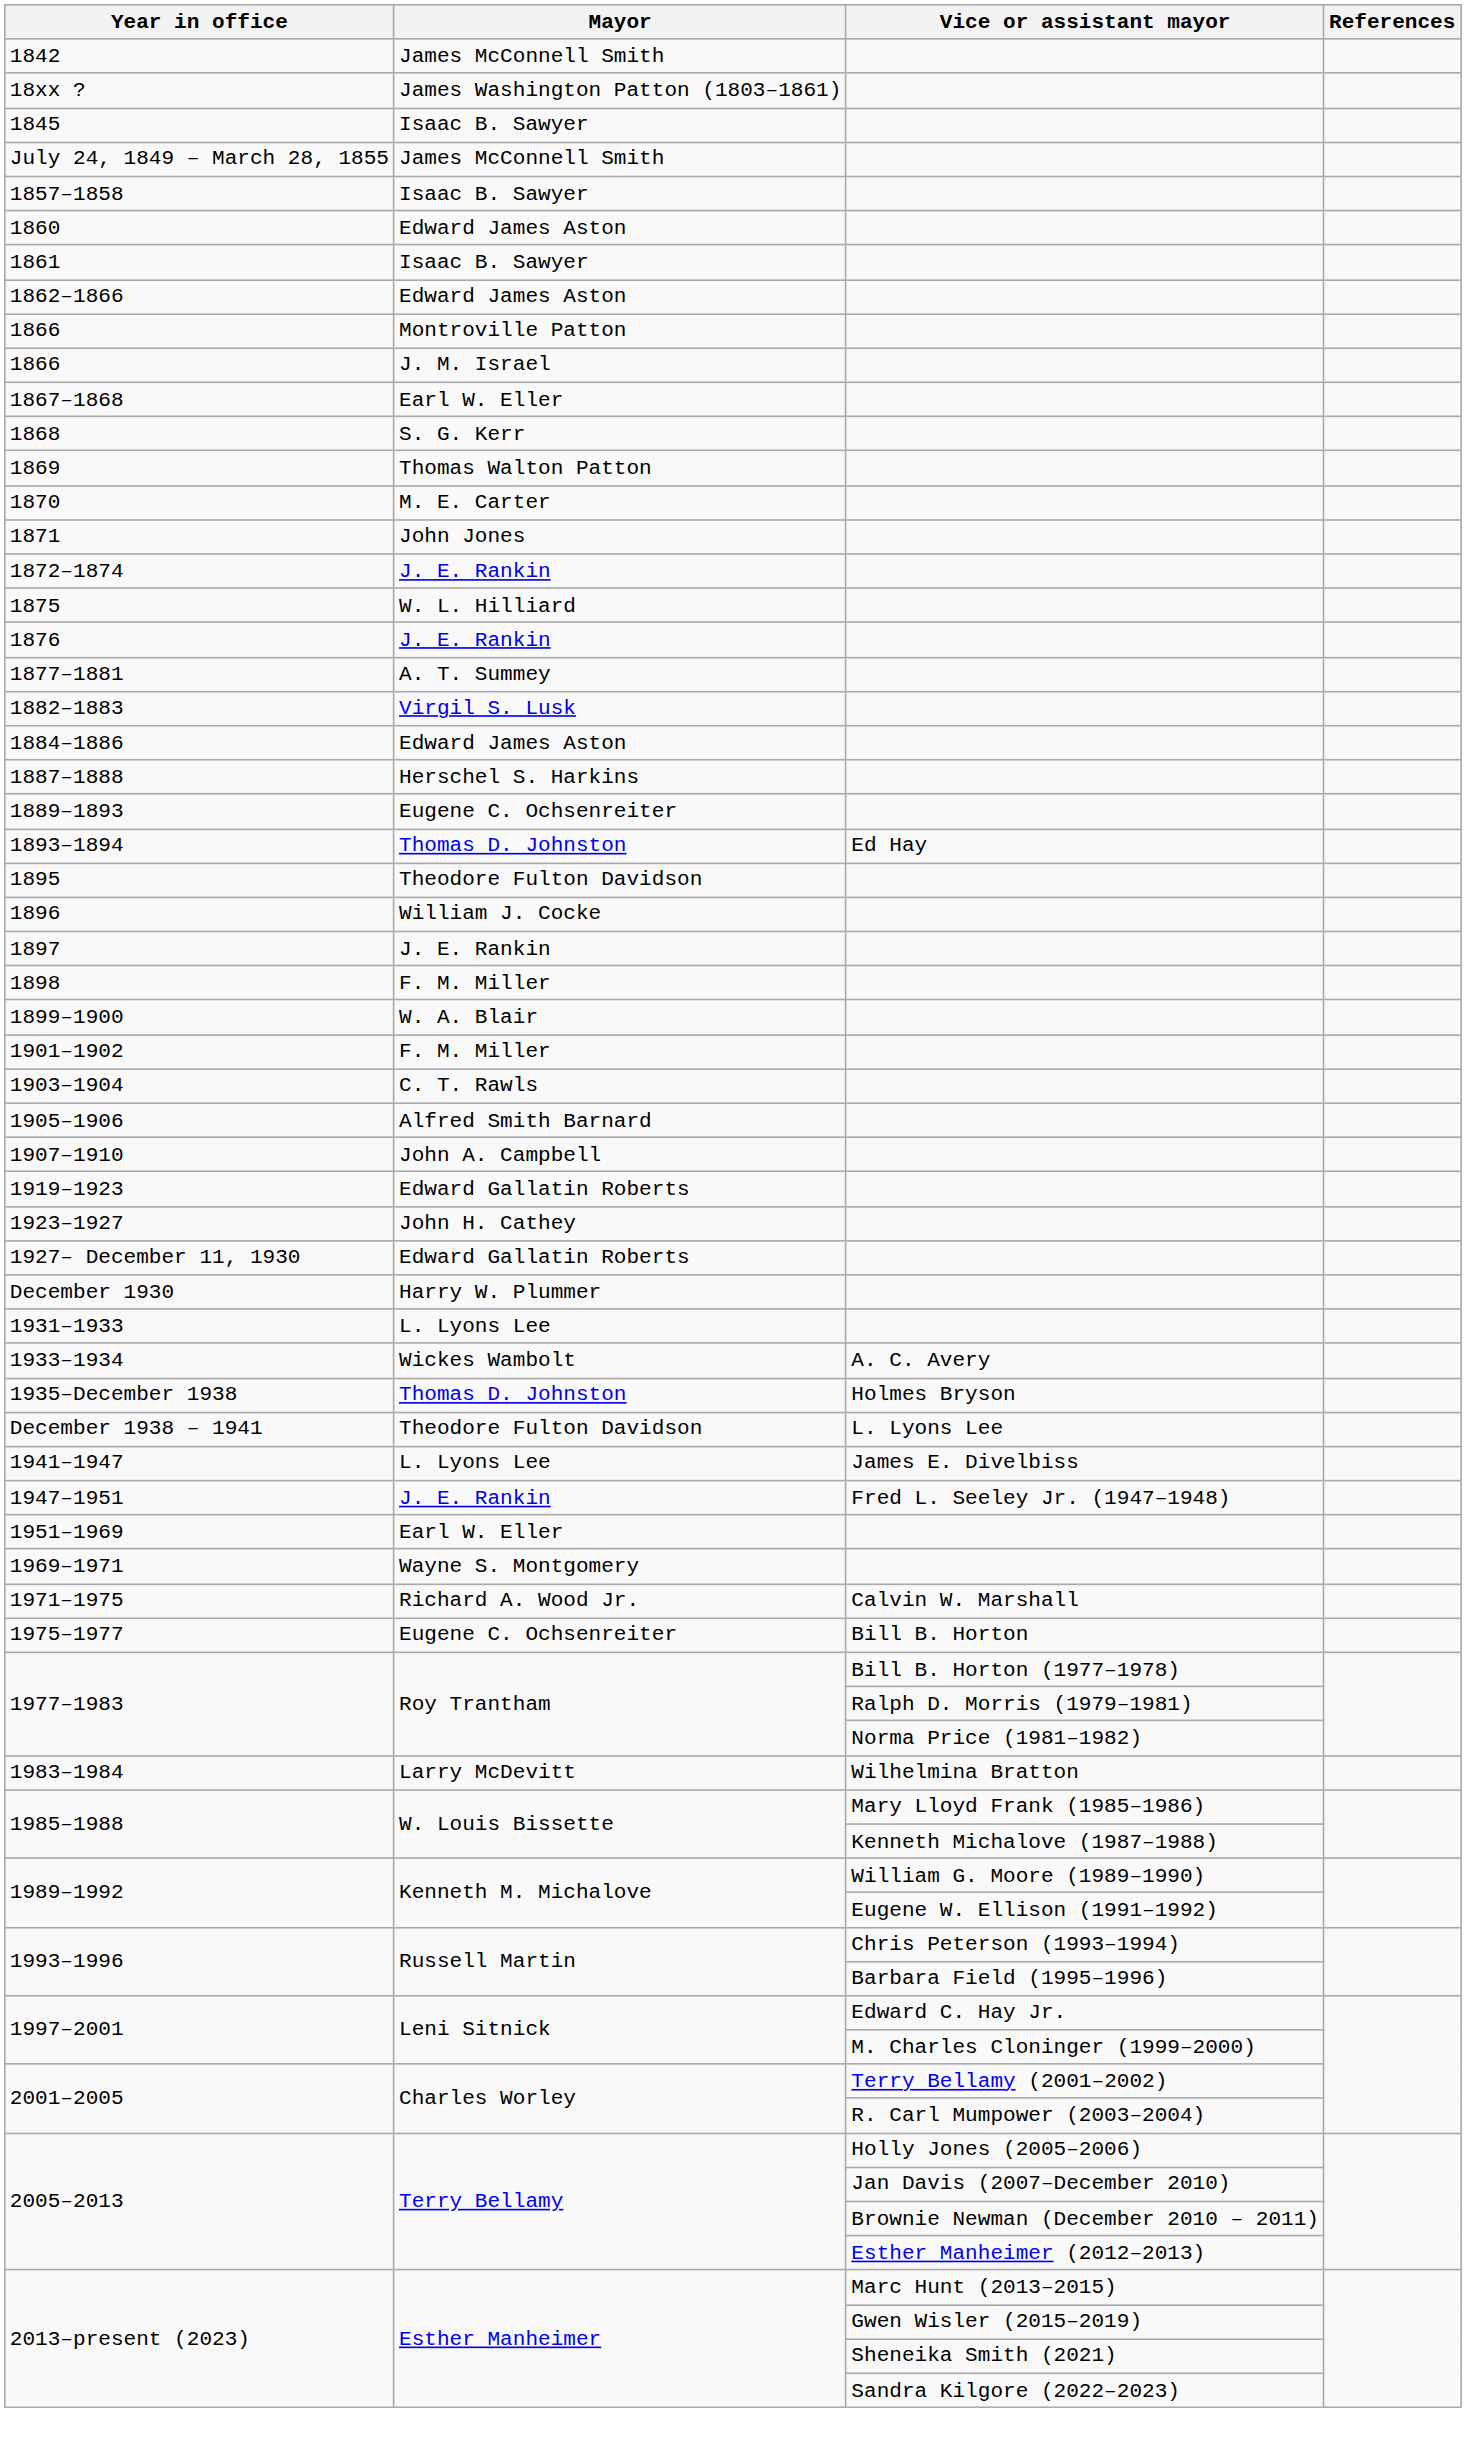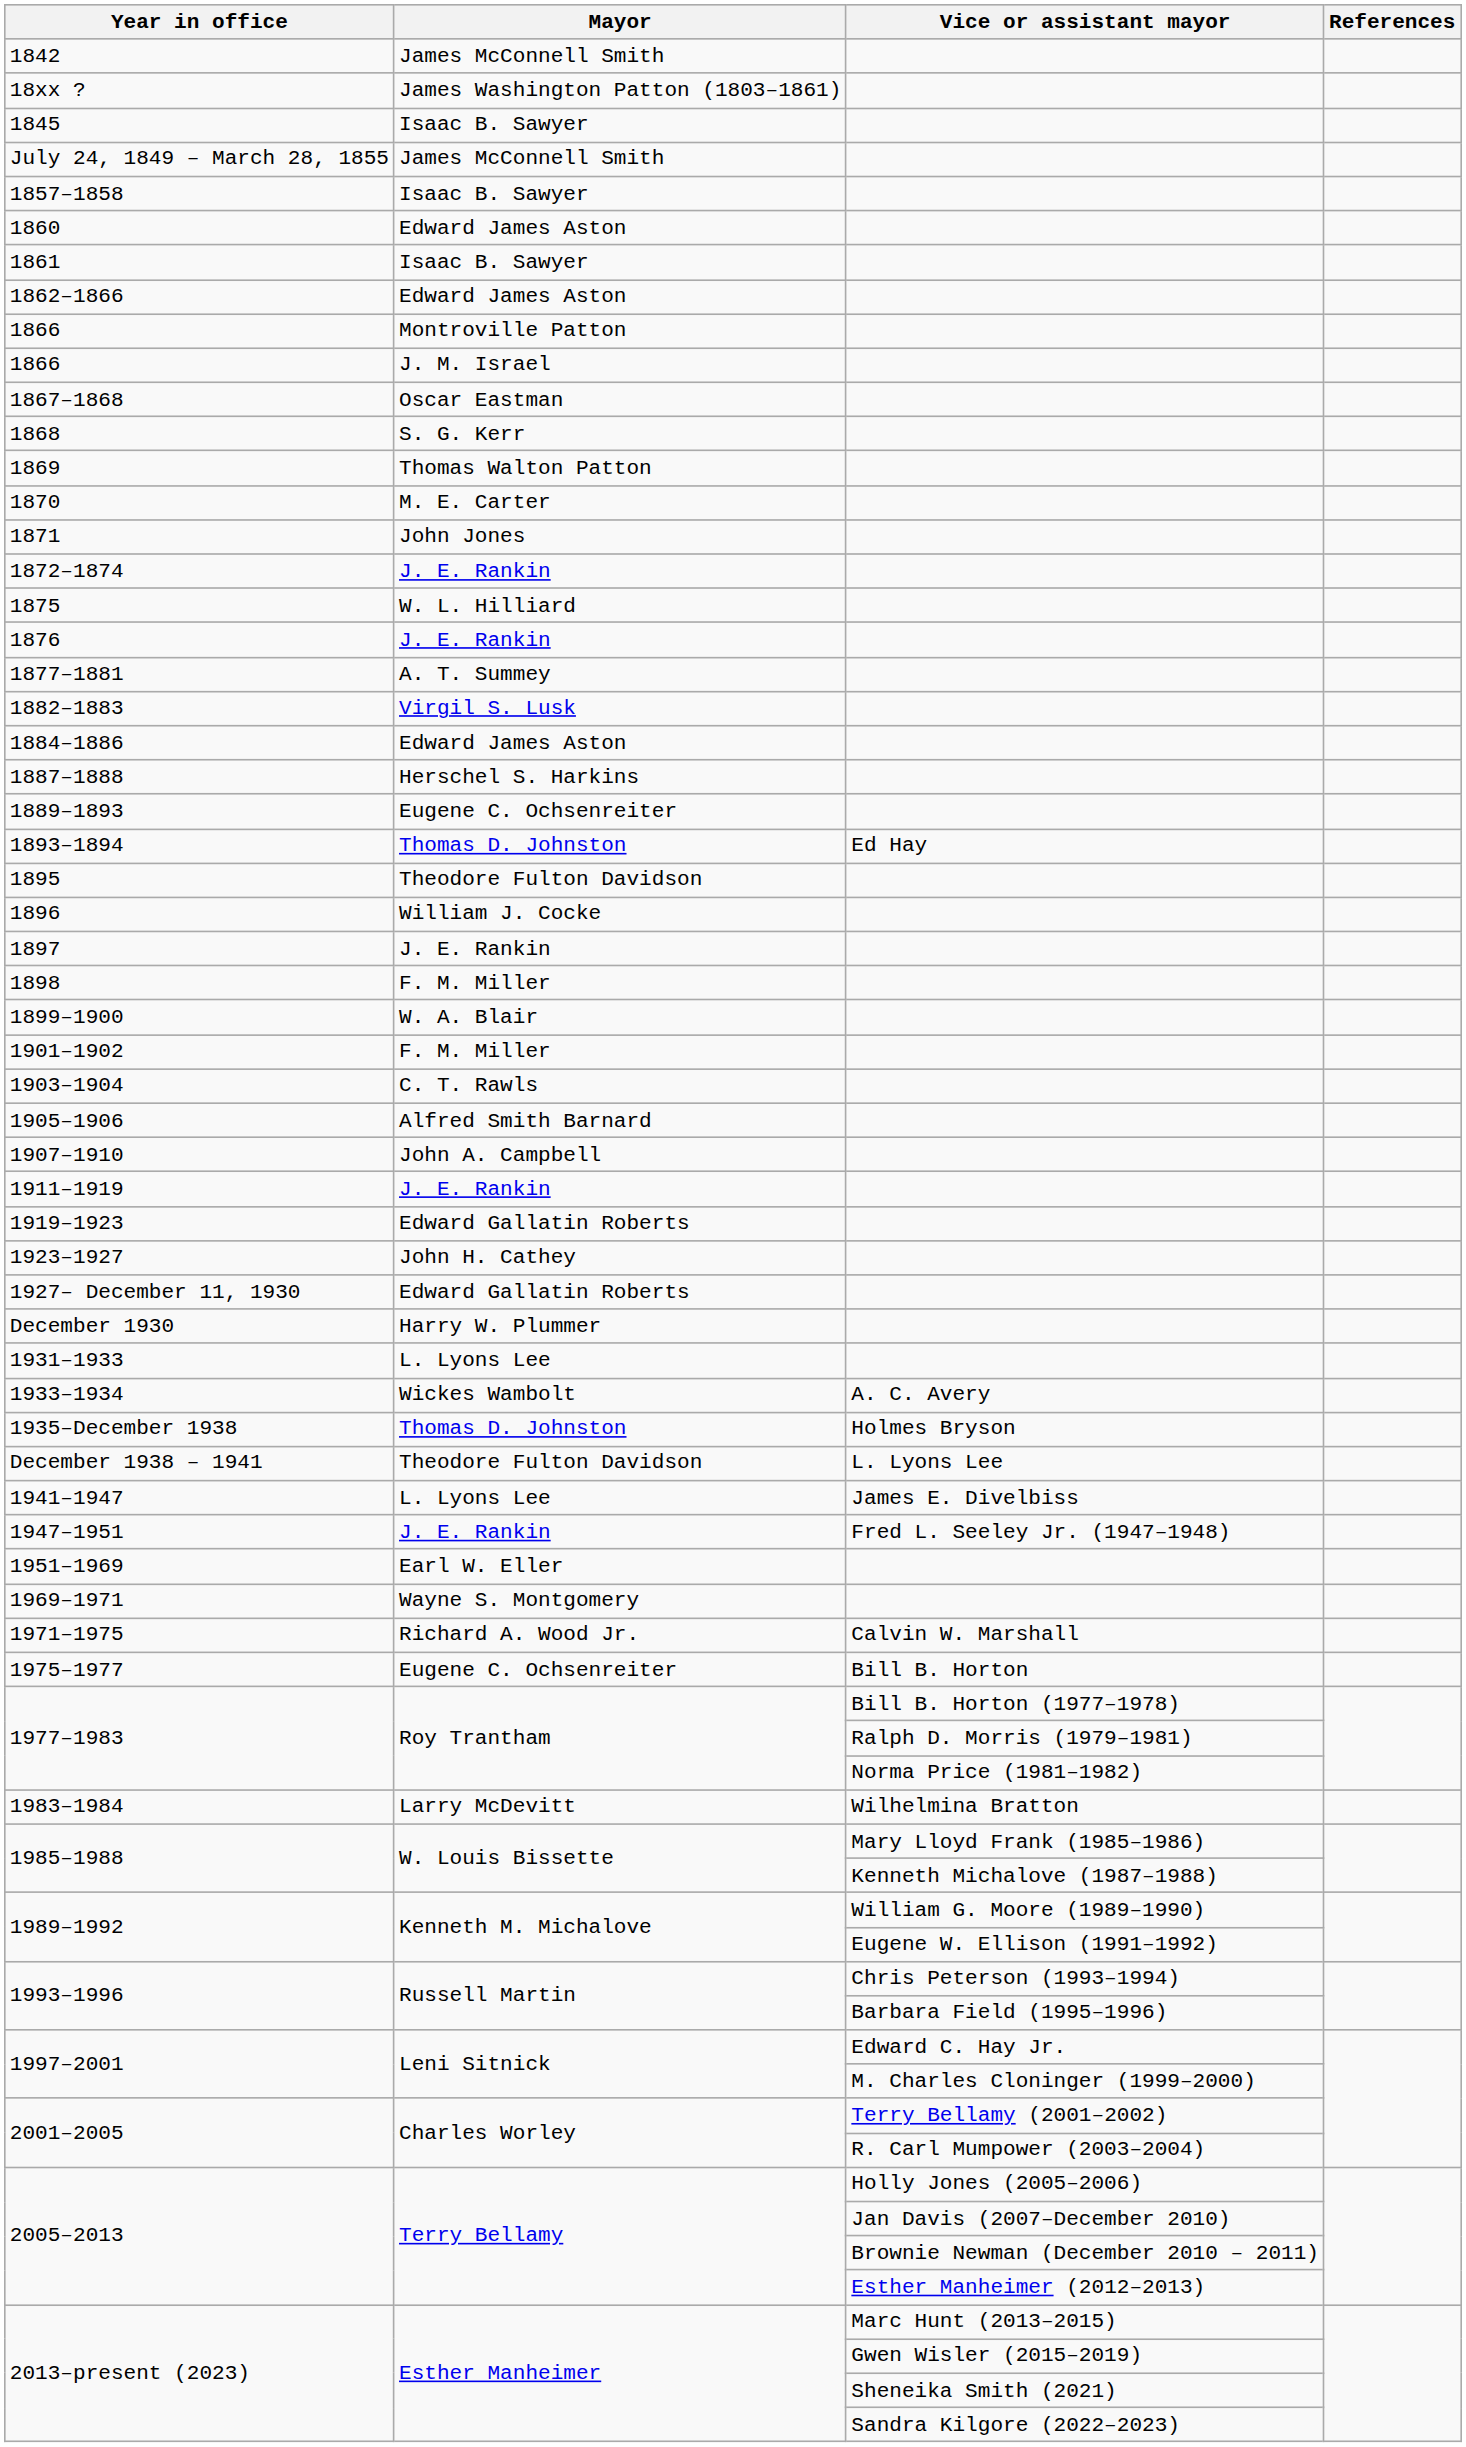(481, 400) Earl W. Eller -> (481, 400) Oscar Eastman
+ row: (67, 1189)
